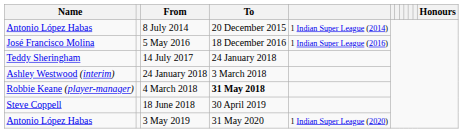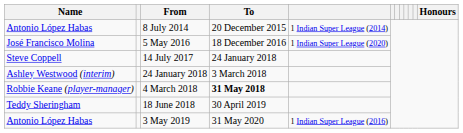(339, 43) 1 Indian Super League (2016) -> (339, 43) 1 Indian Super League (2020)
(43, 58) Teddy Sheringham -> (34, 58) Steve Coppell
(34, 105) Steve Coppell -> (43, 105) Teddy Sheringham
(339, 121) 1 Indian Super League (2020) -> (339, 121) 1 Indian Super League (2016)
